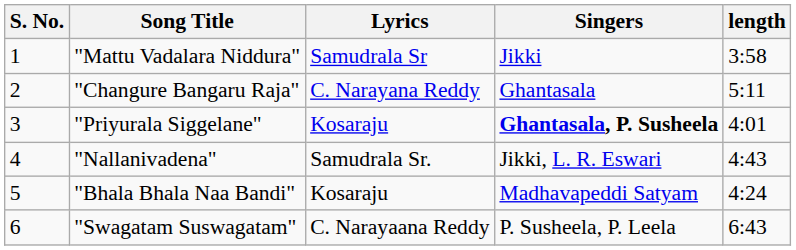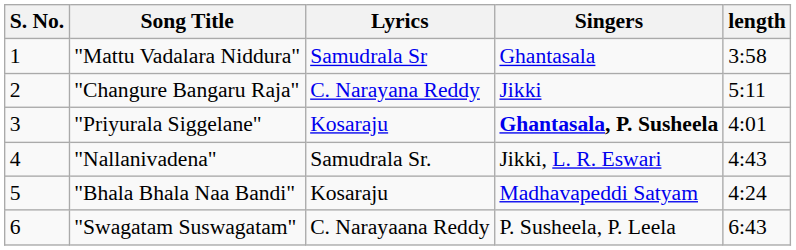(520, 55) Jikki -> (547, 55) Ghantasala
(547, 90) Ghantasala -> (520, 90) Jikki
